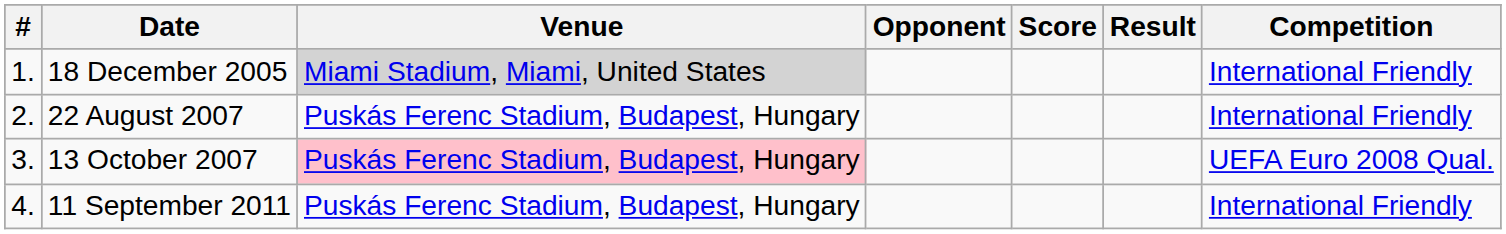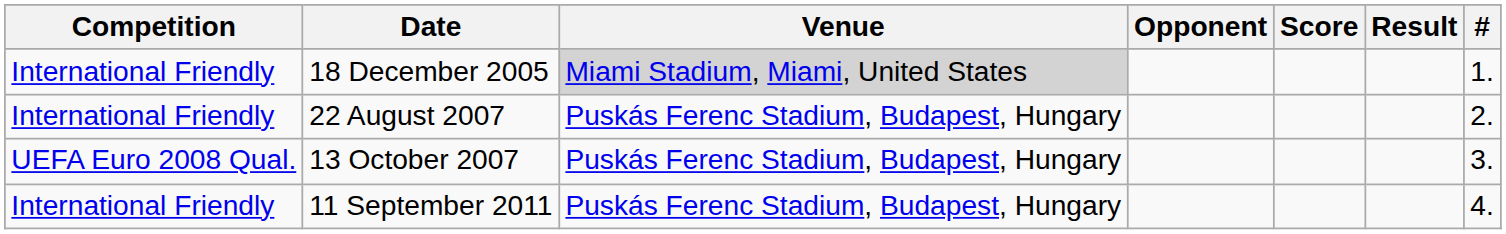columns swapped: (23, 26) <-> (1351, 26)
(582, 160) pink background -> (843, 160) no background
